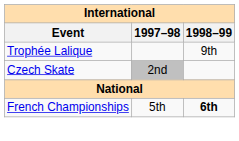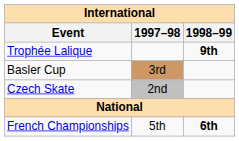(209, 51) normal -> (209, 51) bold
+ row: (36, 70)
